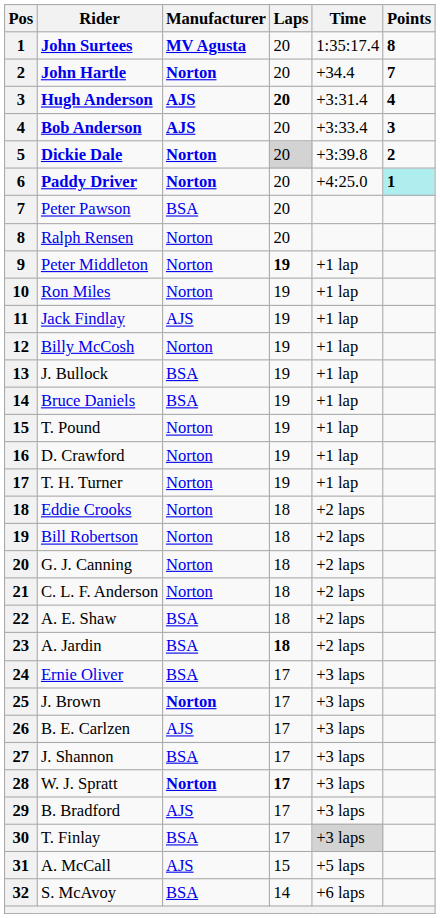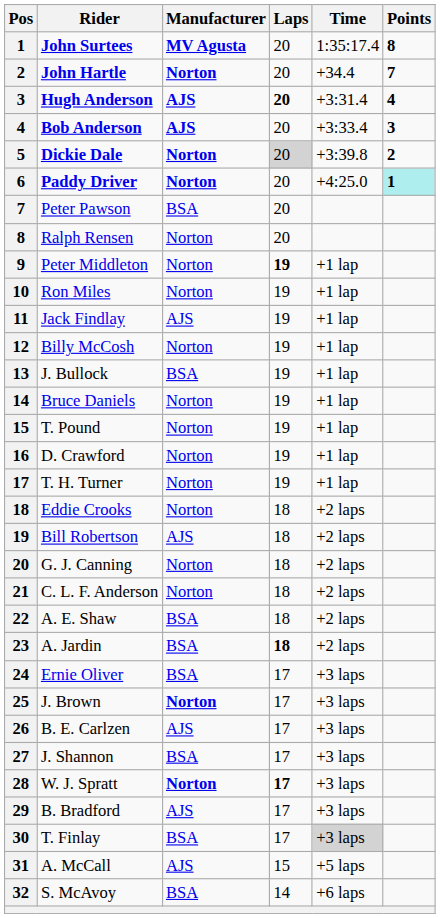(182, 400) BSA -> (189, 400) Norton
(189, 537) Norton -> (180, 537) AJS
